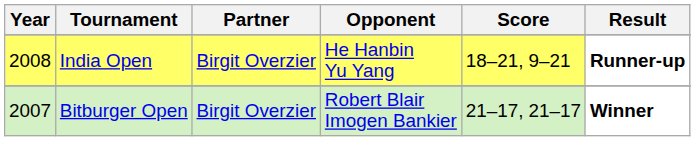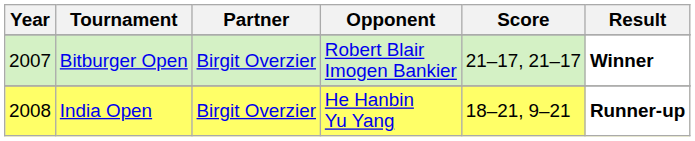rows swapped: (106, 60) <-> (124, 111)
